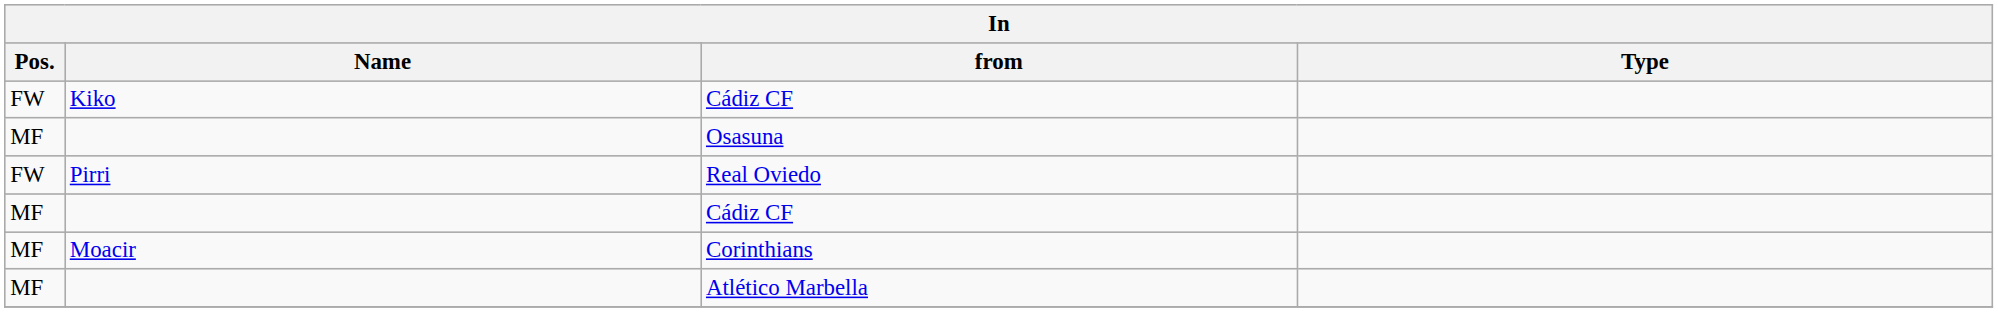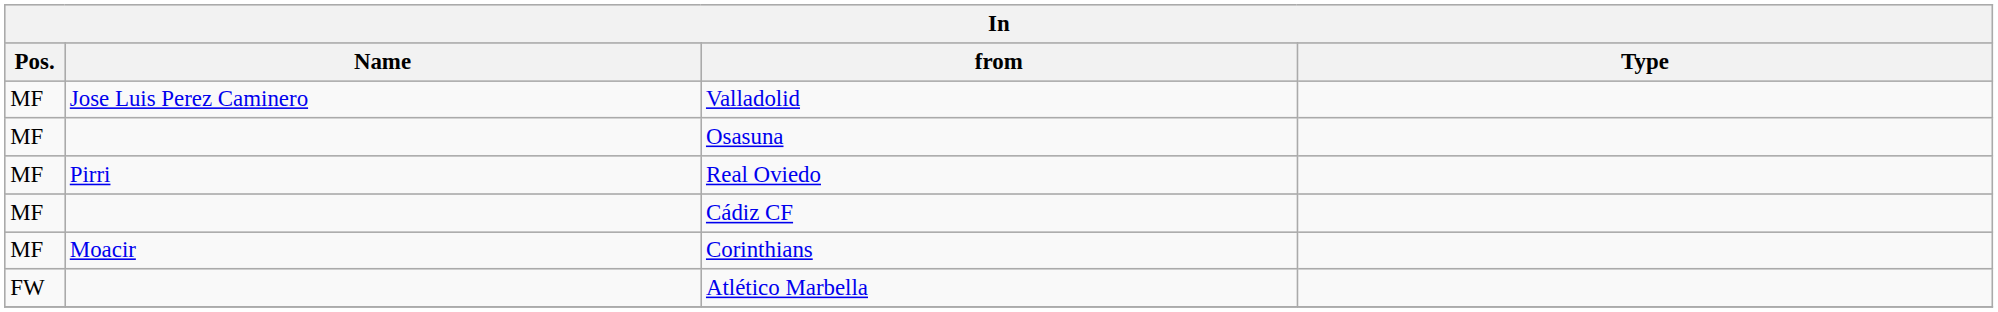+ row: (189, 99)
- row: (93, 99)
(27, 174) FW -> (27, 174) MF
(27, 288) MF -> (27, 288) FW
